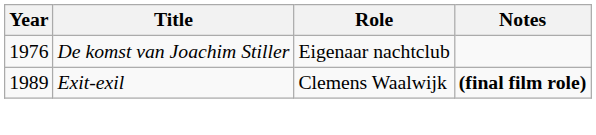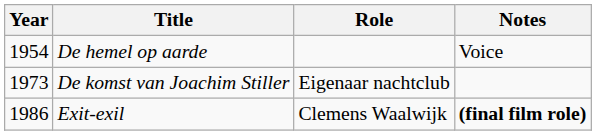+ row: (132, 51)
(29, 51) 1976 -> (29, 82) 1973
(29, 82) 1989 -> (29, 113) 1986
